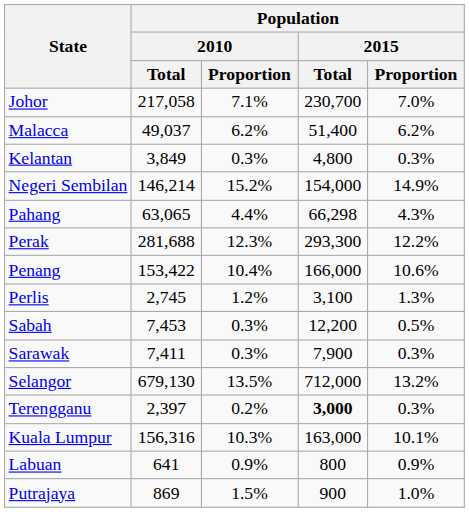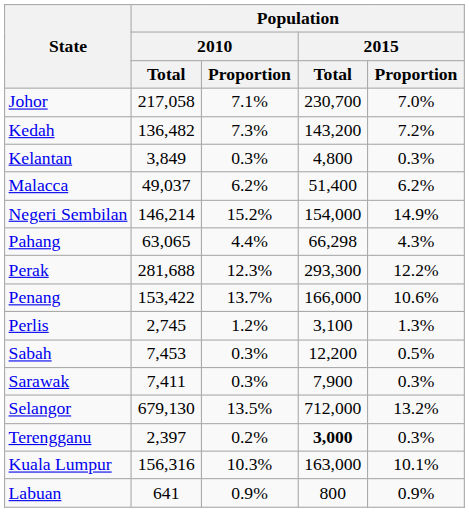+ row: (32, 130)
rows swapped: (40, 158) <-> (38, 130)
(249, 269) 10.4% -> (249, 297) 13.7%
- row: (42, 492)
